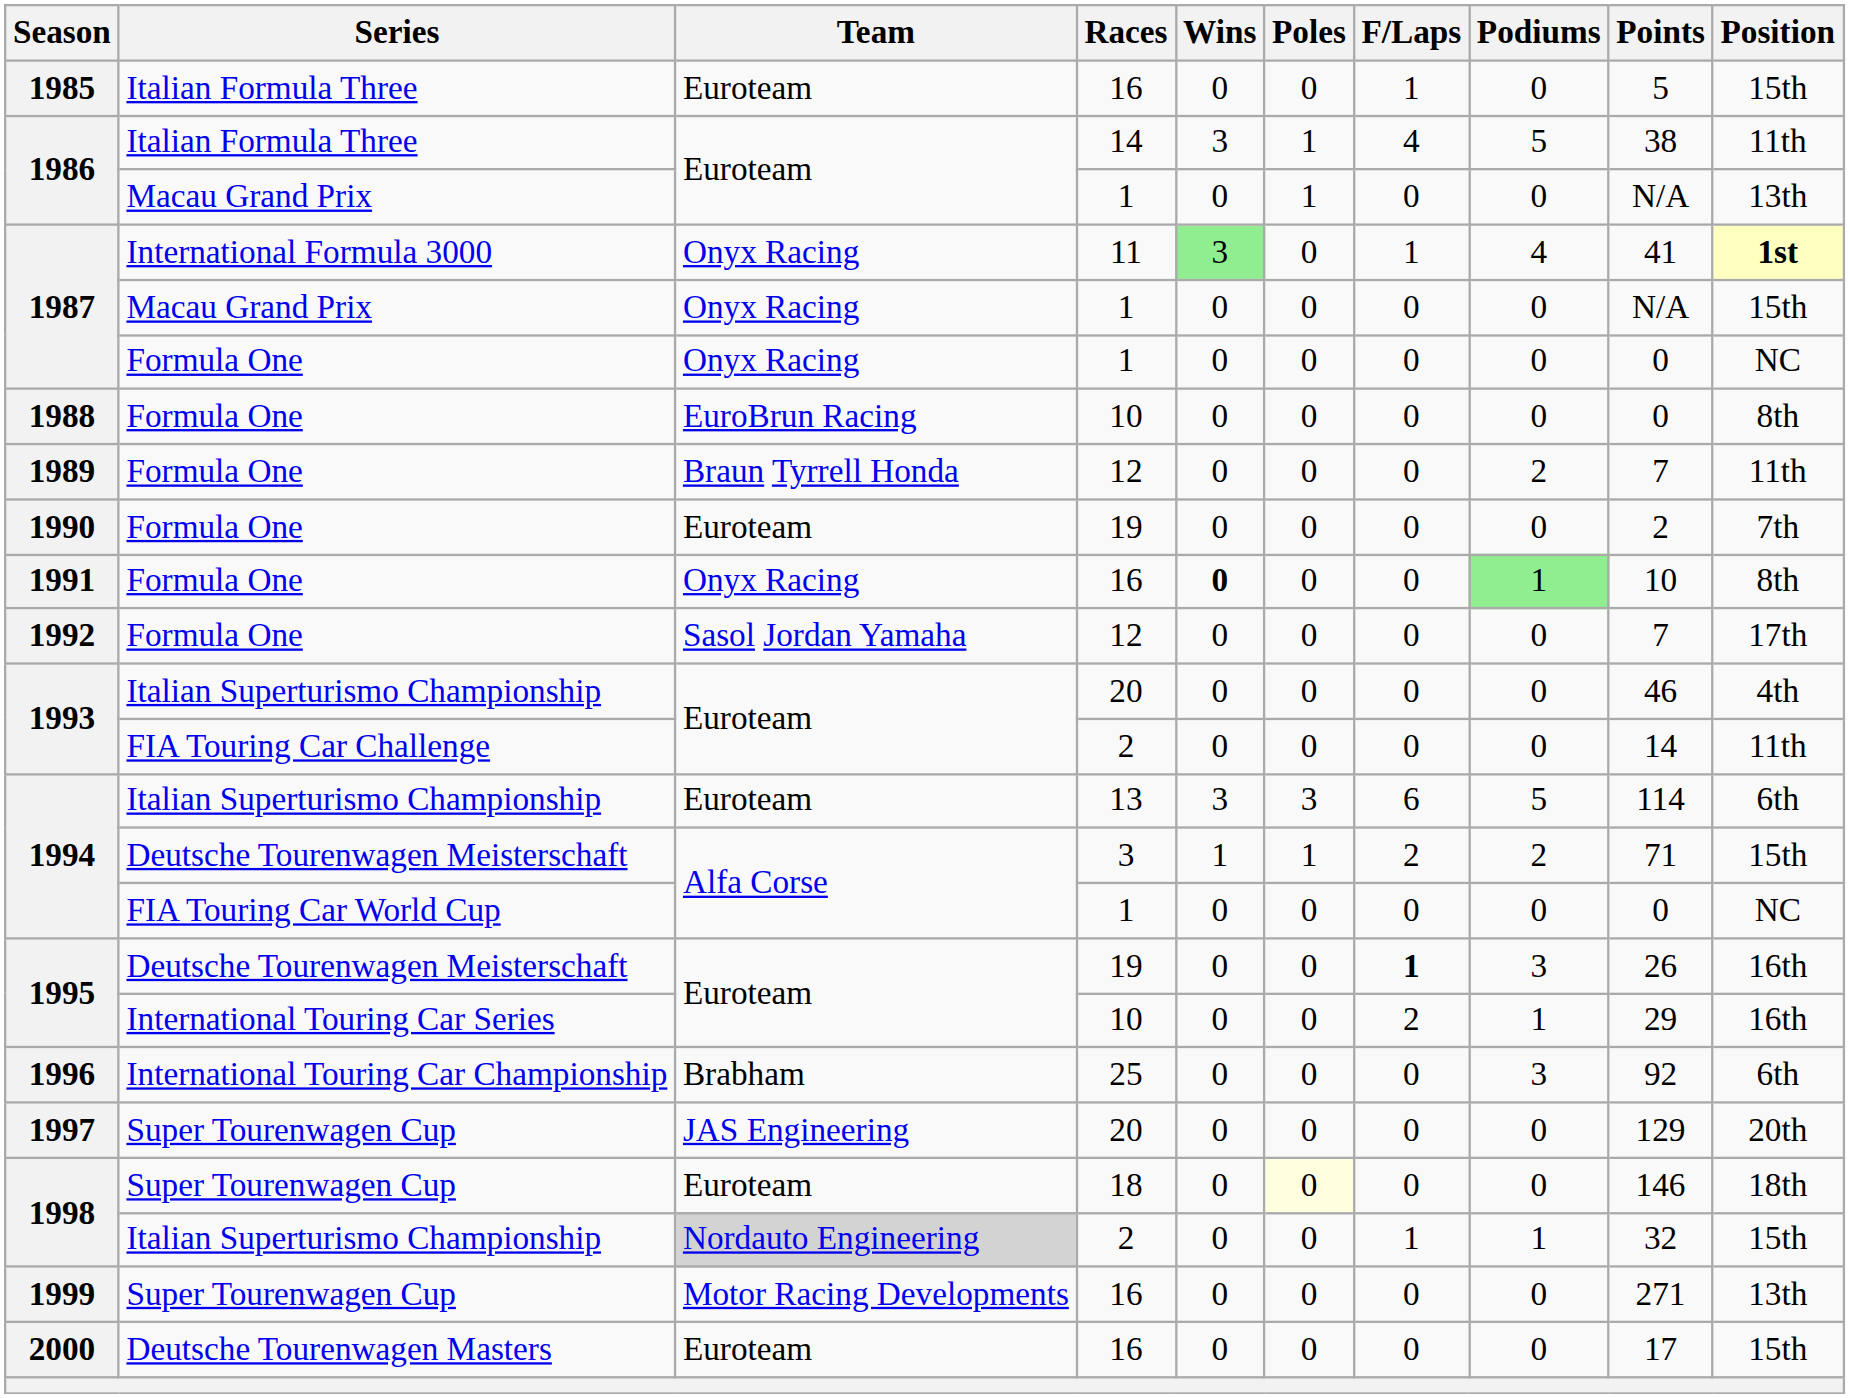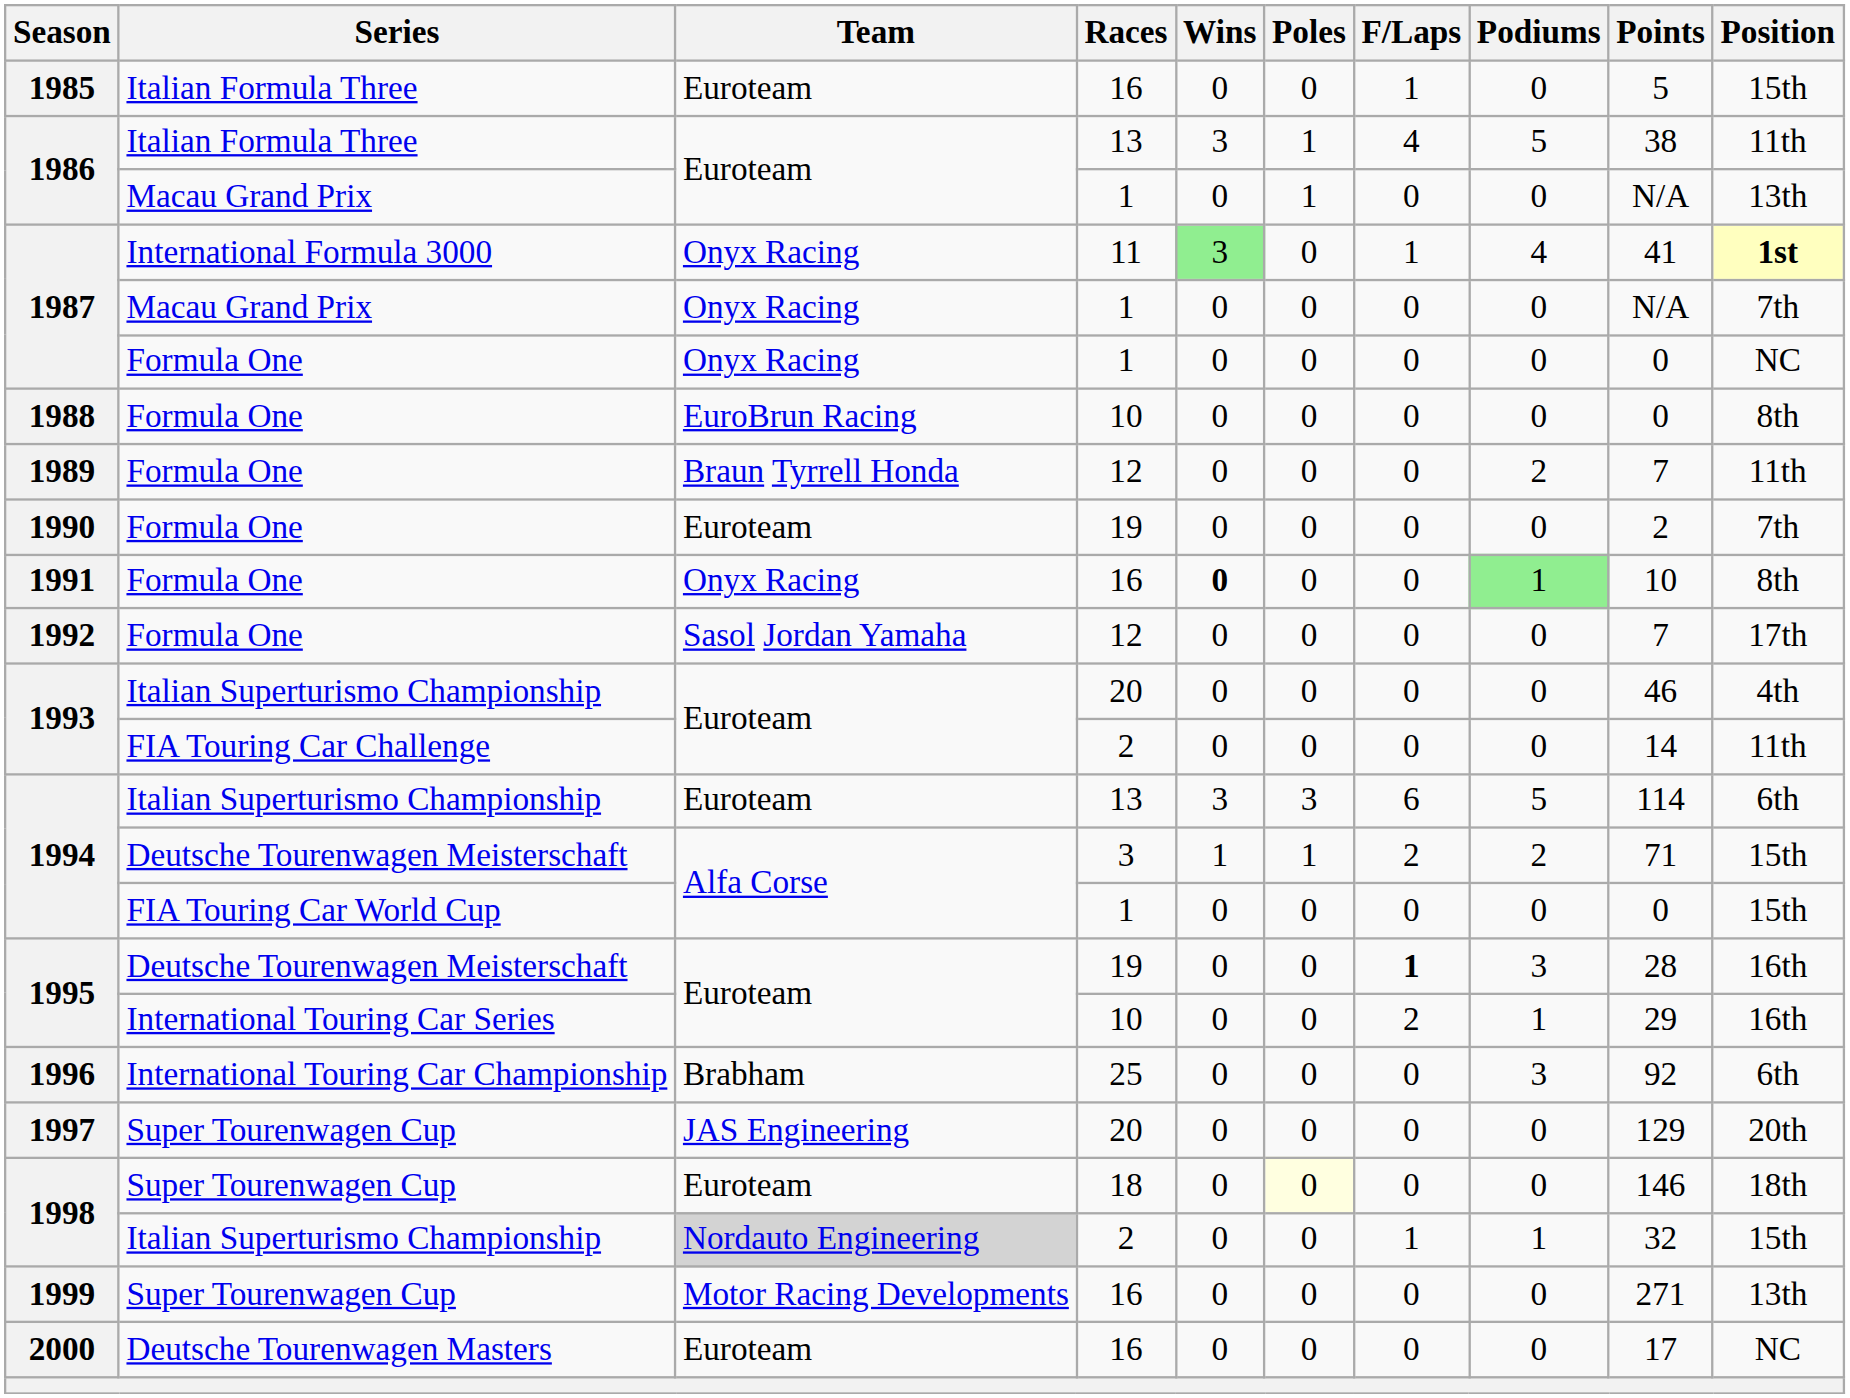(1126, 142) 14 -> (1126, 142) 13
(1778, 306) 15th -> (1778, 306) 7th
(1778, 910) NC -> (1778, 910) 15th
(1661, 964) 26 -> (1661, 964) 28
(1778, 1349) 15th -> (1778, 1349) NC
